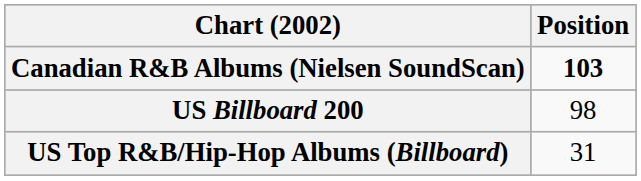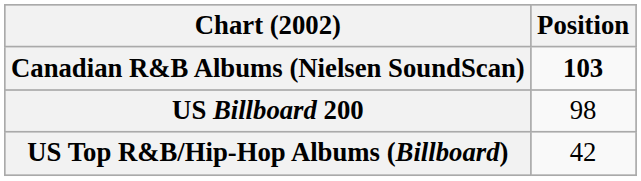(583, 152) 31 -> (583, 152) 42
